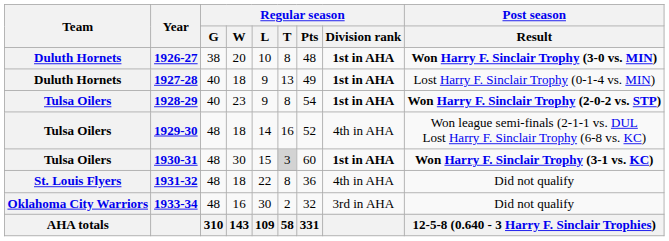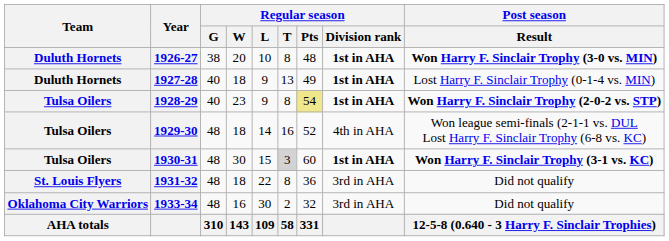(310, 101) no background -> (310, 101) khaki background
(363, 181) 4th in AHA -> (363, 181) 3rd in AHA
